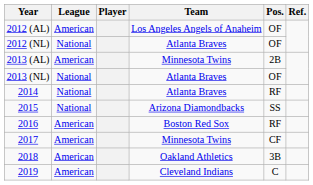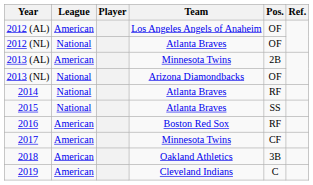(196, 76) Atlanta Braves -> (196, 76) Arizona Diamondbacks
(196, 108) Arizona Diamondbacks -> (196, 108) Atlanta Braves
